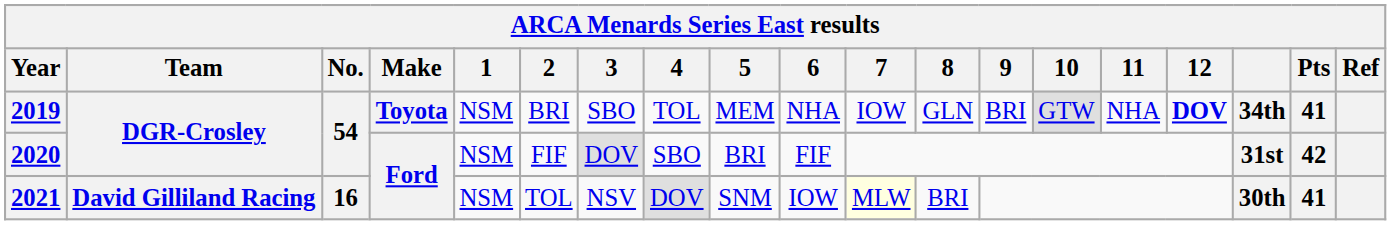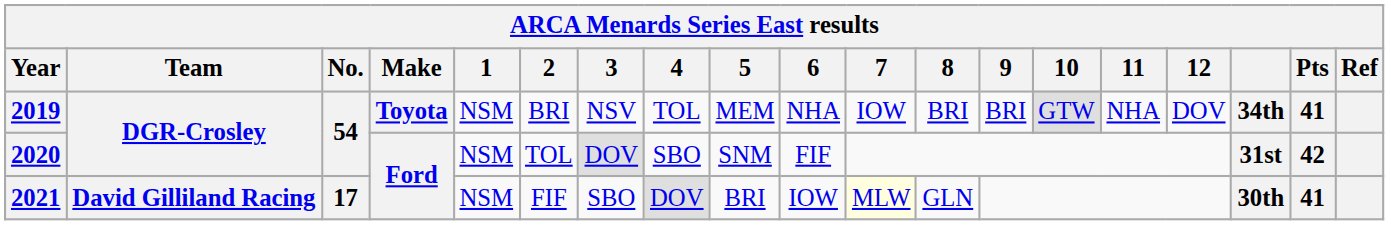(611, 111) SBO -> (611, 111) NSV
(948, 111) GLN -> (948, 111) BRI
(1199, 111) bold -> (1199, 111) normal
(549, 154) FIF -> (549, 154) TOL
(745, 154) BRI -> (745, 154) SNM
(346, 197) 16 -> (346, 197) 17
(549, 197) TOL -> (549, 197) FIF
(611, 197) NSV -> (611, 197) SBO
(745, 197) SNM -> (745, 197) BRI
(948, 197) BRI -> (948, 197) GLN
